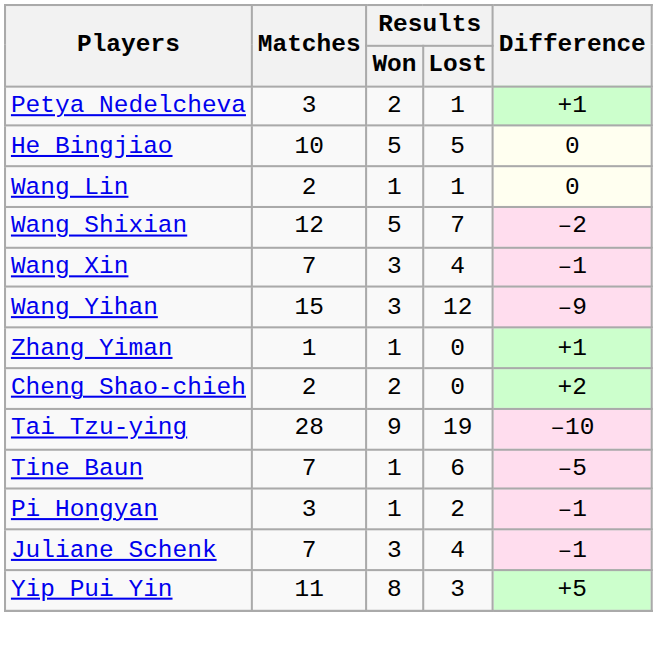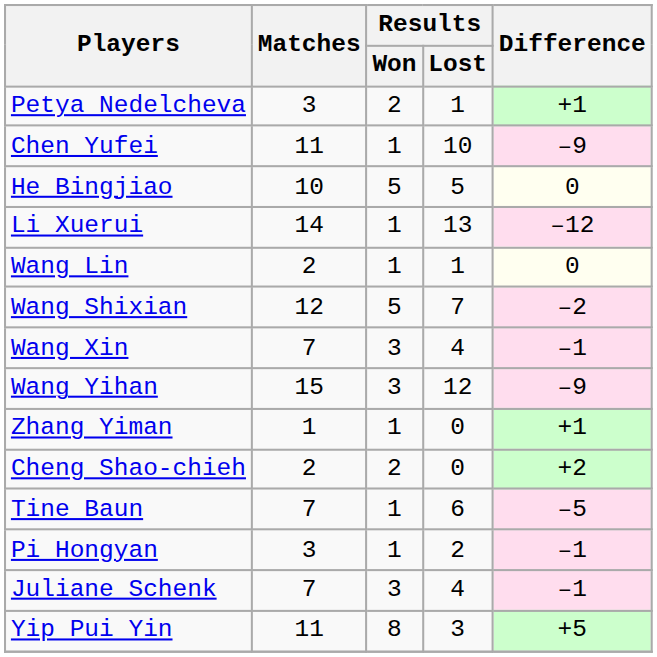+ row: (84, 146)
+ row: (77, 227)
- row: (99, 429)
